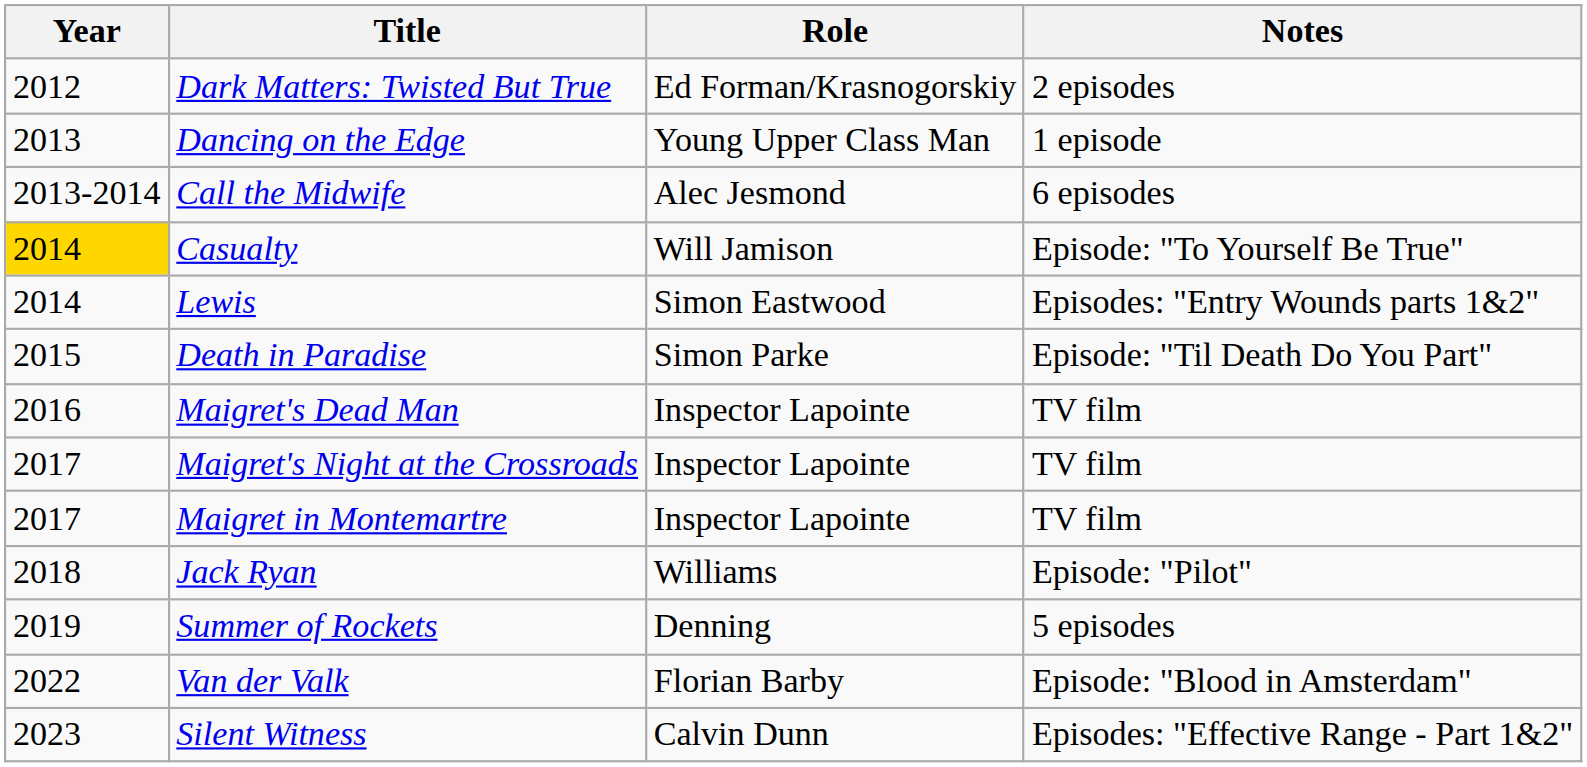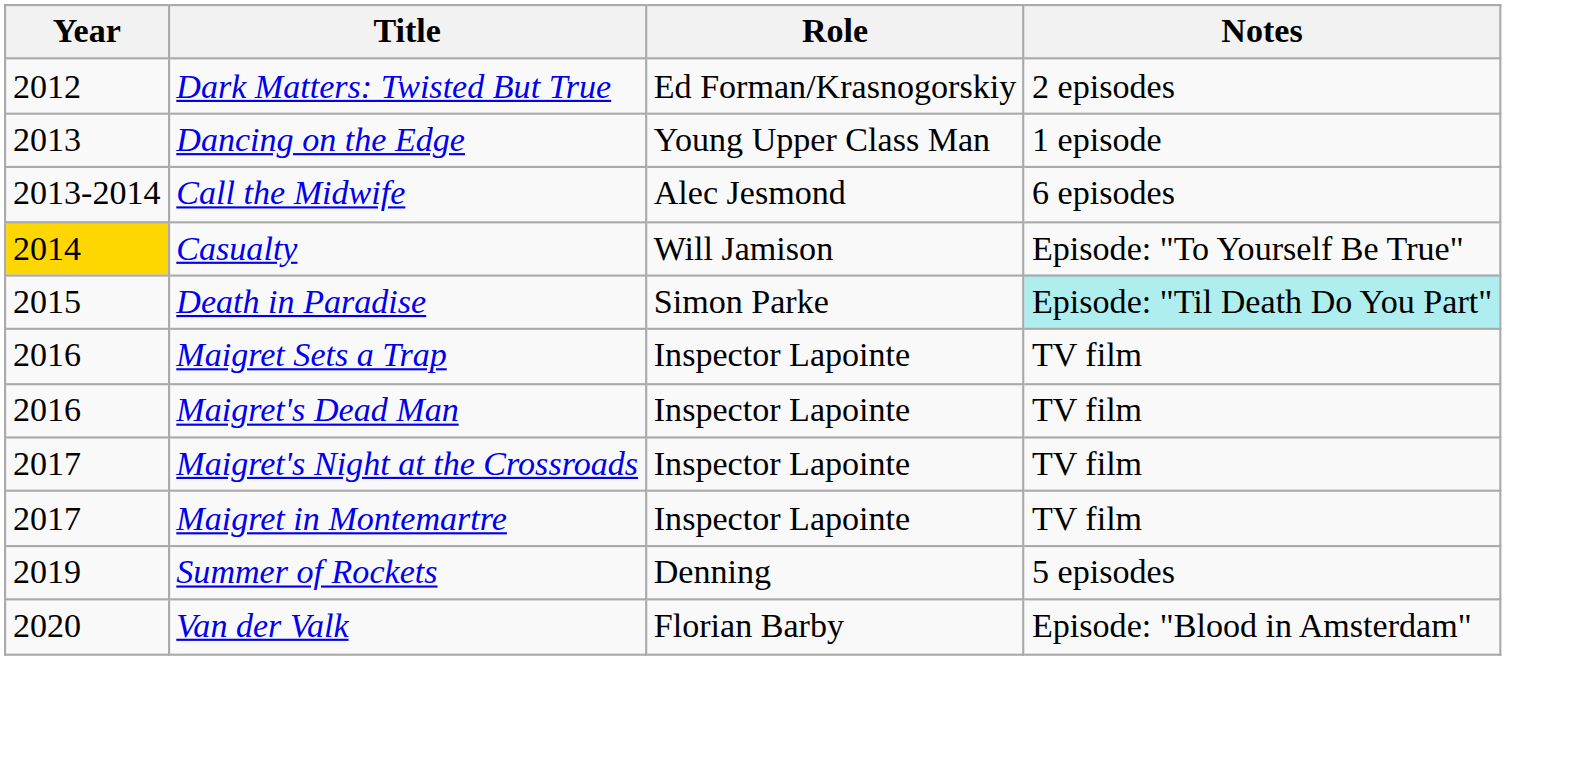- row: (216, 301)
(1262, 355) no background -> (1262, 301) paleturquoise background
+ row: (312, 355)
- row: (246, 572)
(47, 680) 2022 -> (47, 626) 2020
- row: (271, 734)
